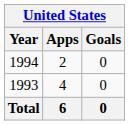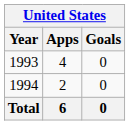rows swapped: (24, 85) <-> (24, 62)
